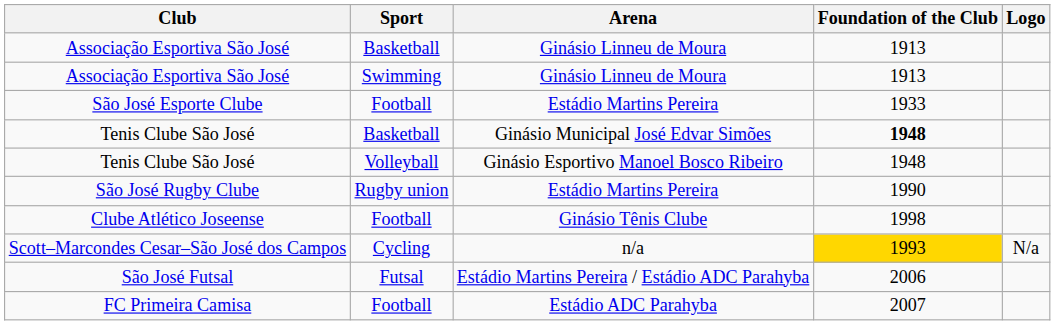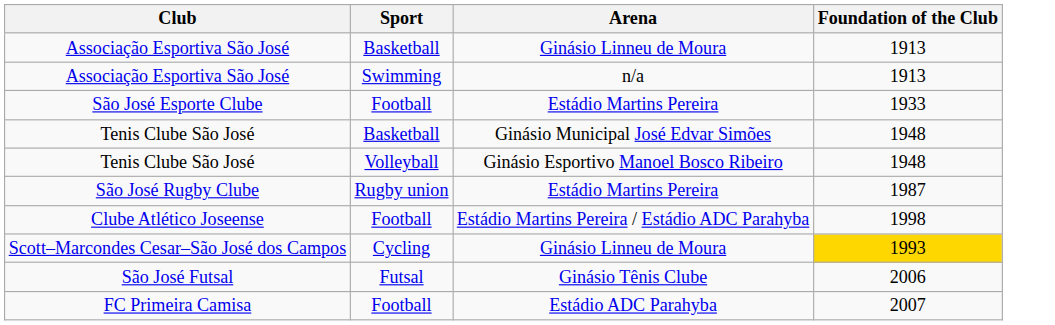- column: (1026, 18)
(633, 76) Ginásio Linneu de Moura -> (633, 76) n/a
(908, 133) bold -> (908, 133) normal
(908, 190) 1990 -> (908, 190) 1987
(633, 219) Ginásio Tênis Clube -> (633, 219) Estádio Martins Pereira / Estádio ADC Parahyba
(633, 248) n/a -> (633, 248) Ginásio Linneu de Moura
(633, 276) Estádio Martins Pereira / Estádio ADC Parahyba -> (633, 276) Ginásio Tênis Clube
